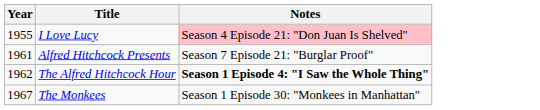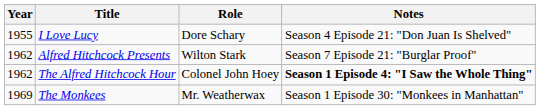+ column: (230, 14)
(295, 34) pink background -> (398, 34) no background
(20, 54) 1961 -> (20, 54) 1962
(20, 94) 1967 -> (20, 94) 1969
